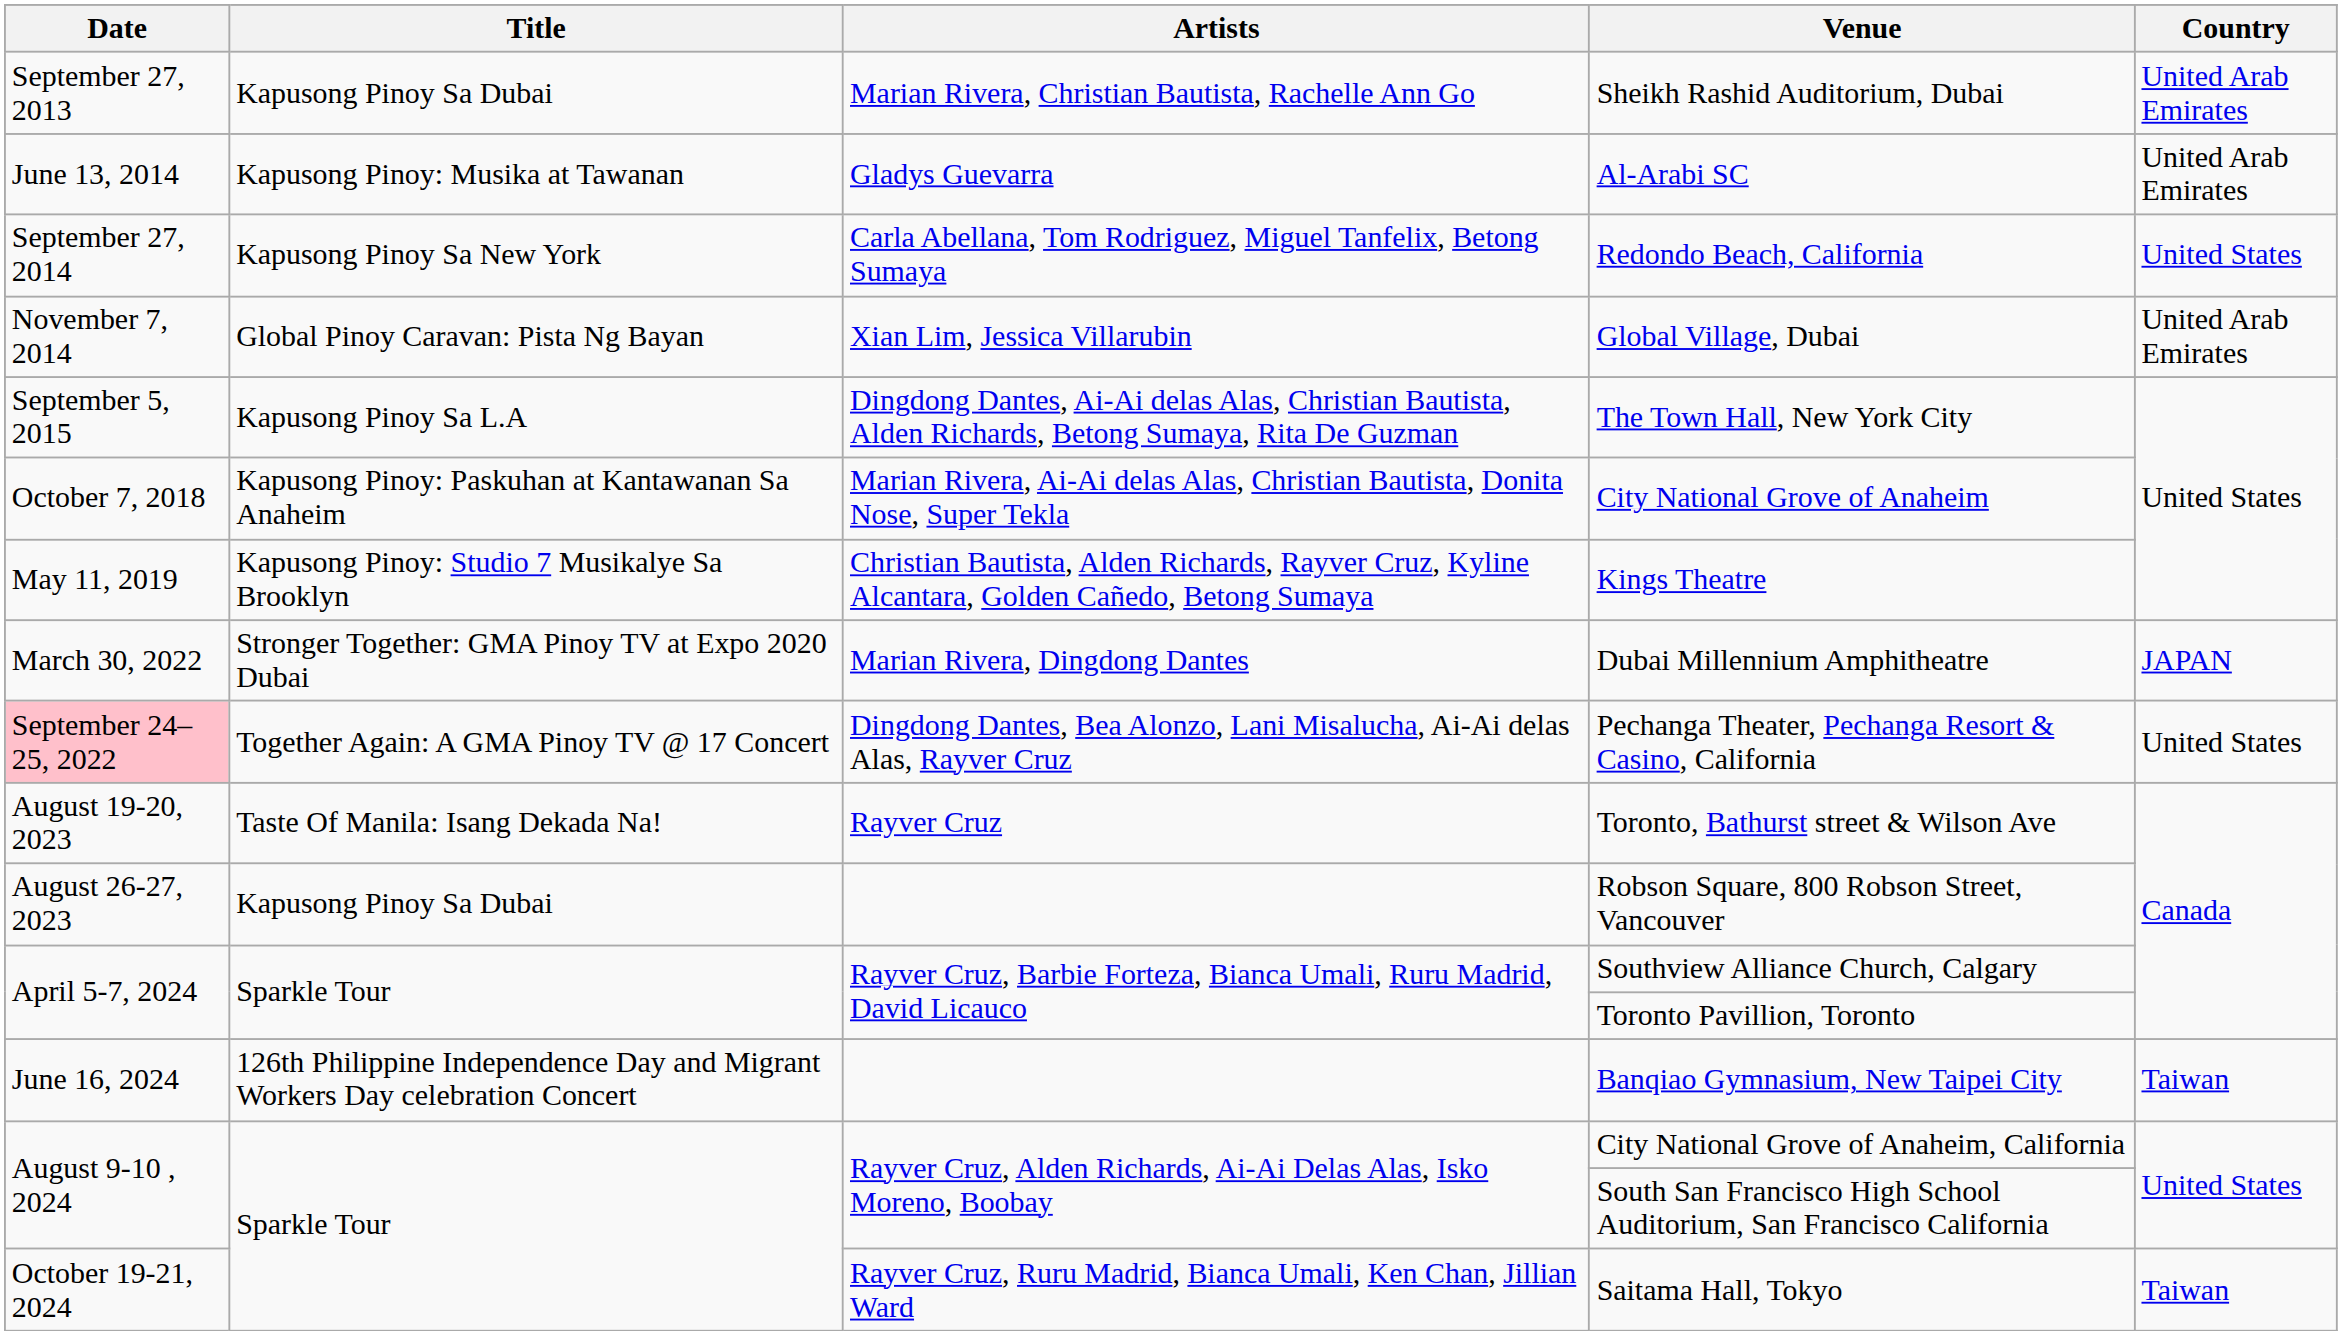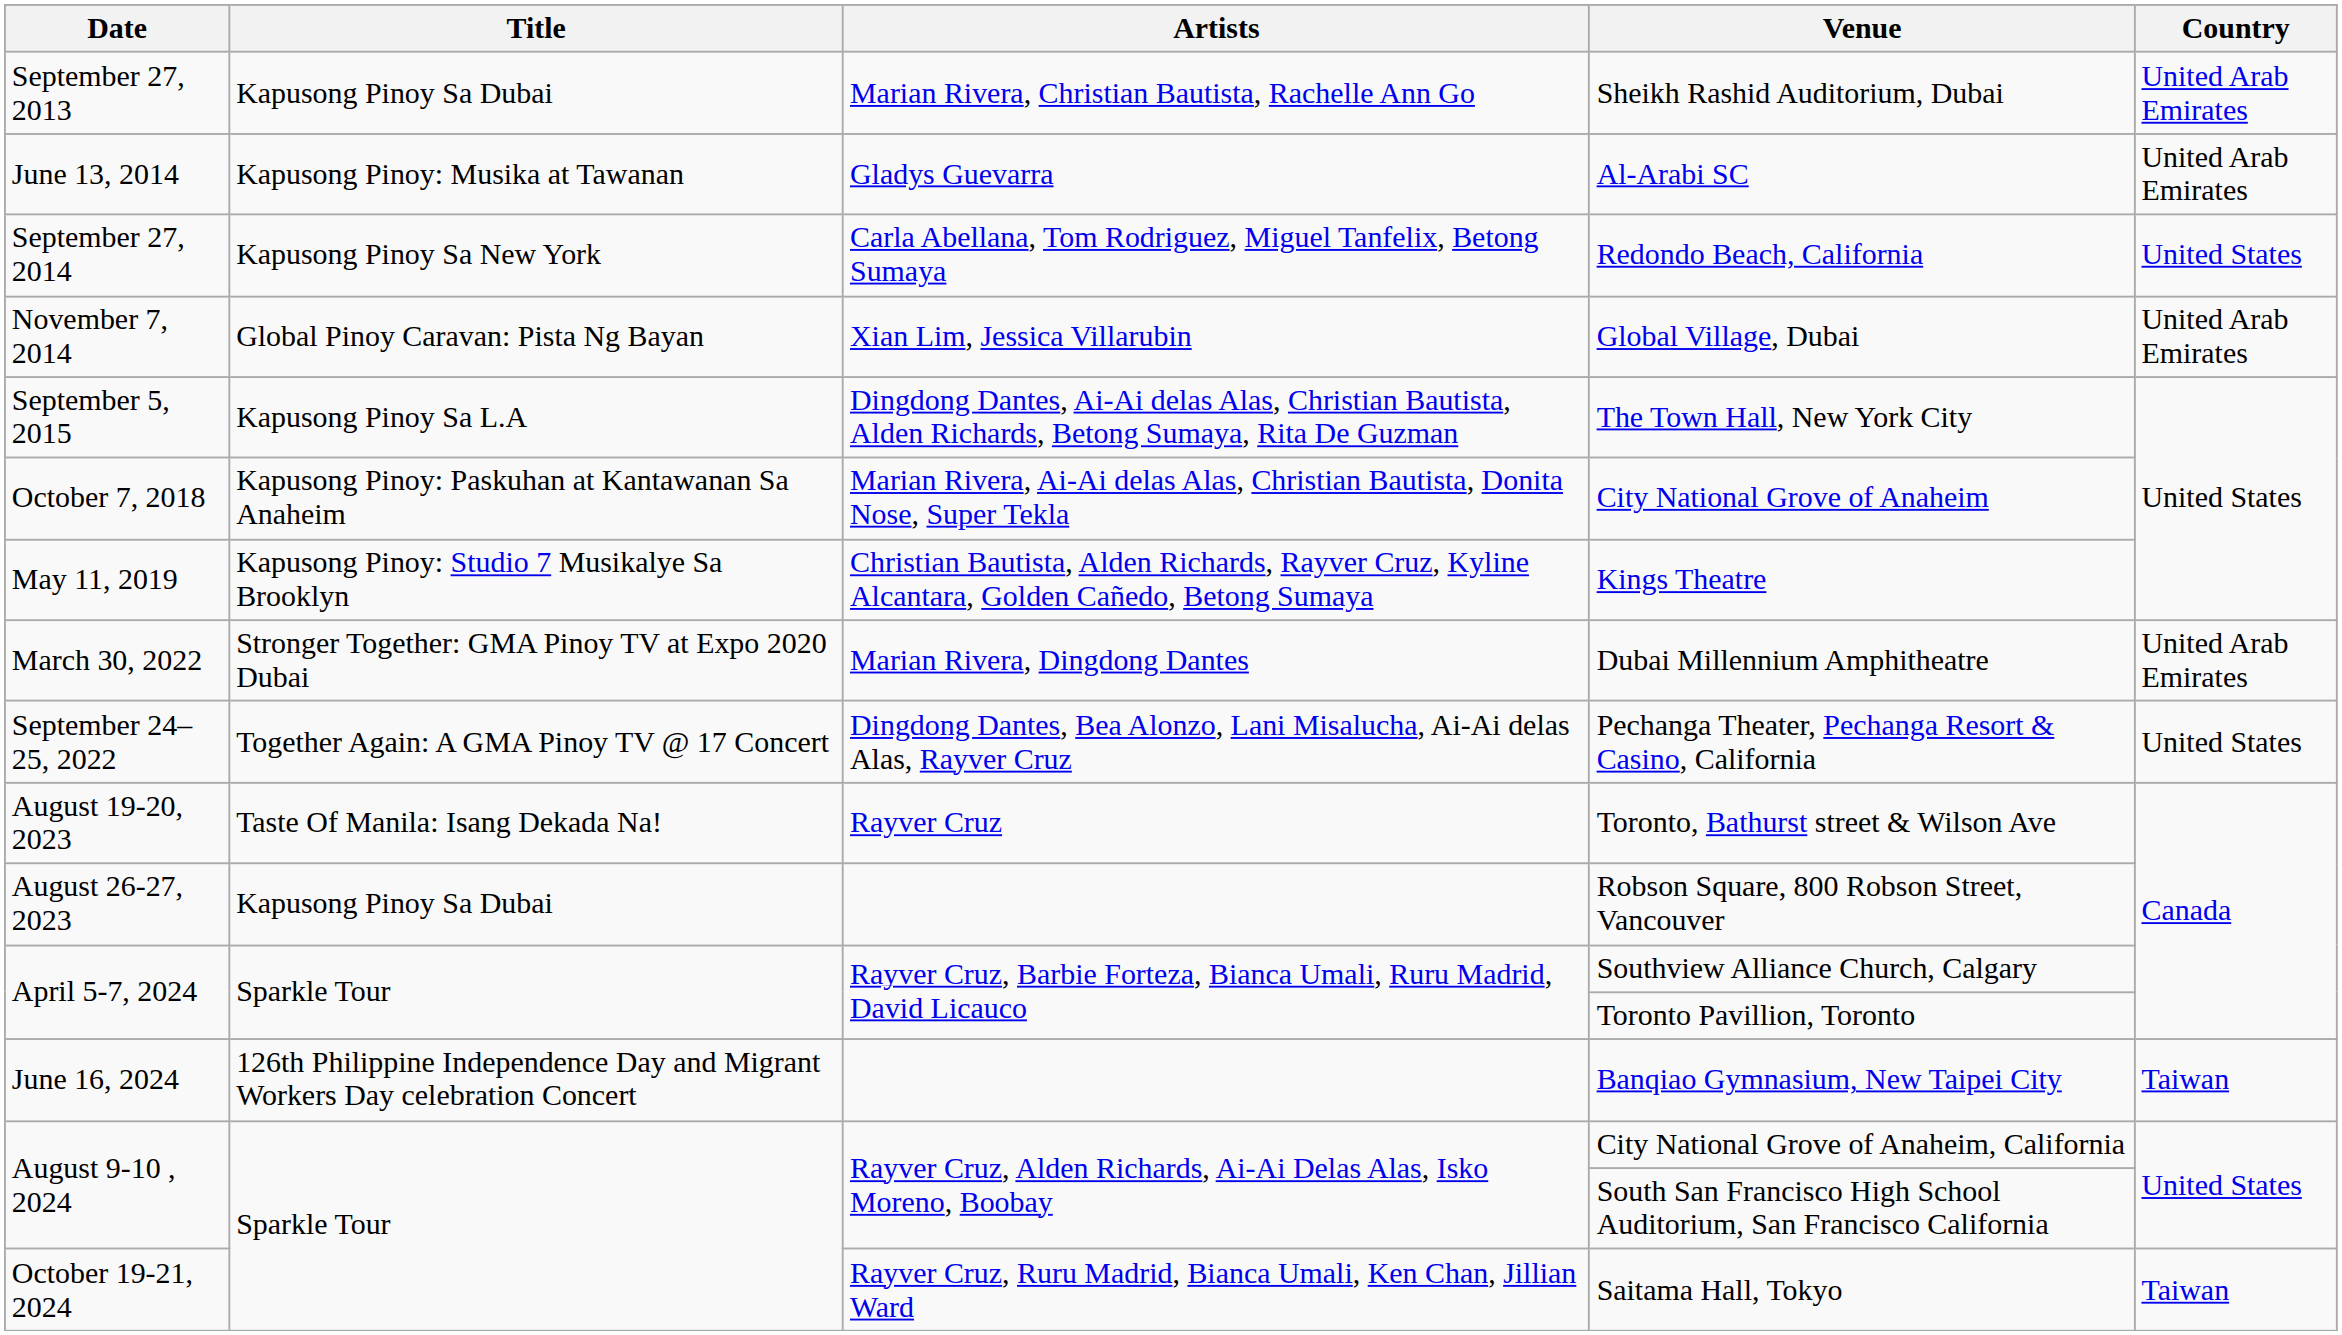(2187, 660) JAPAN -> (2215, 660) United Arab Emirates
(102, 741) pink background -> (102, 741) no background
